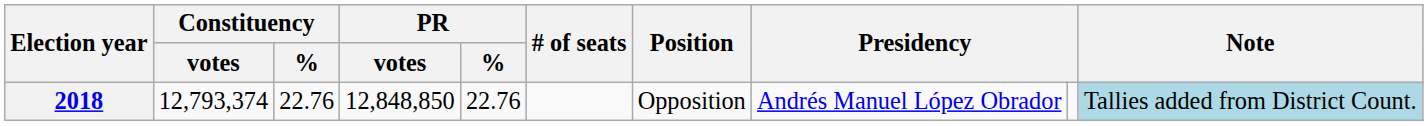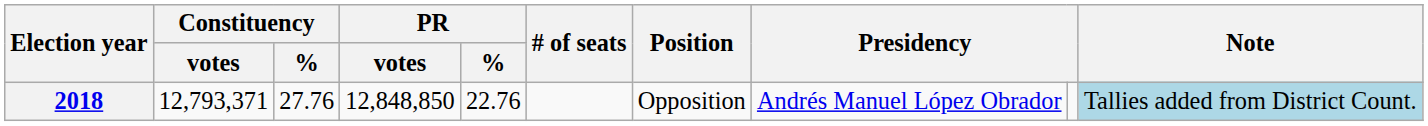(213, 100) 12,793,374 -> (213, 100) 12,793,371
(307, 100) 22.76 -> (307, 100) 27.76
